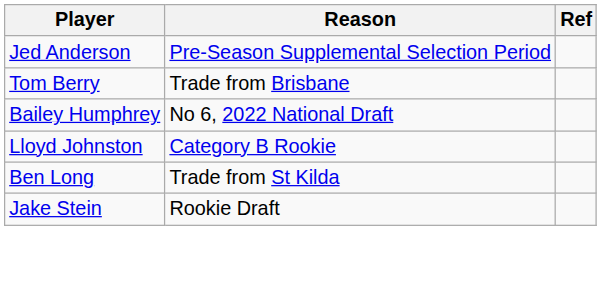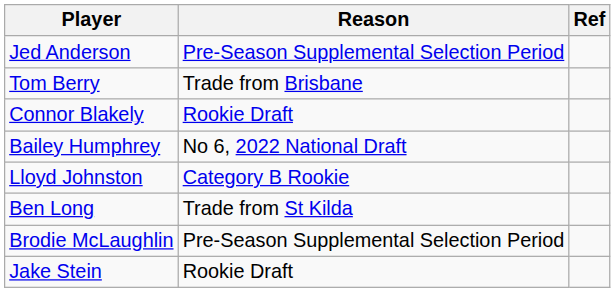+ row: (76, 114)
+ row: (91, 240)
